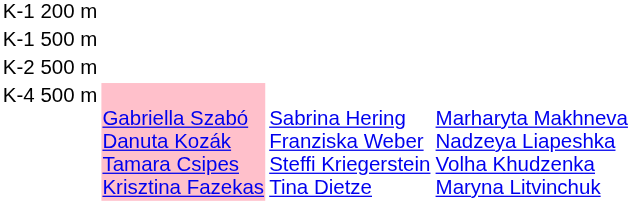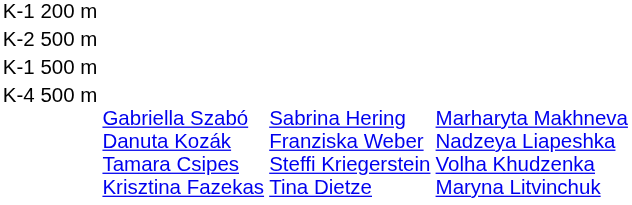rows swapped: (50, 39) <-> (50, 67)
(183, 153) pink background -> (183, 153) no background
